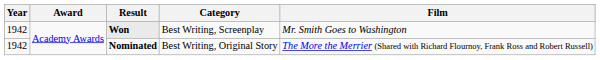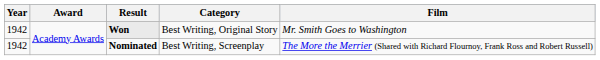(213, 30) Best Writing, Screenplay -> (220, 30) Best Writing, Original Story
(220, 47) Best Writing, Original Story -> (213, 47) Best Writing, Screenplay
